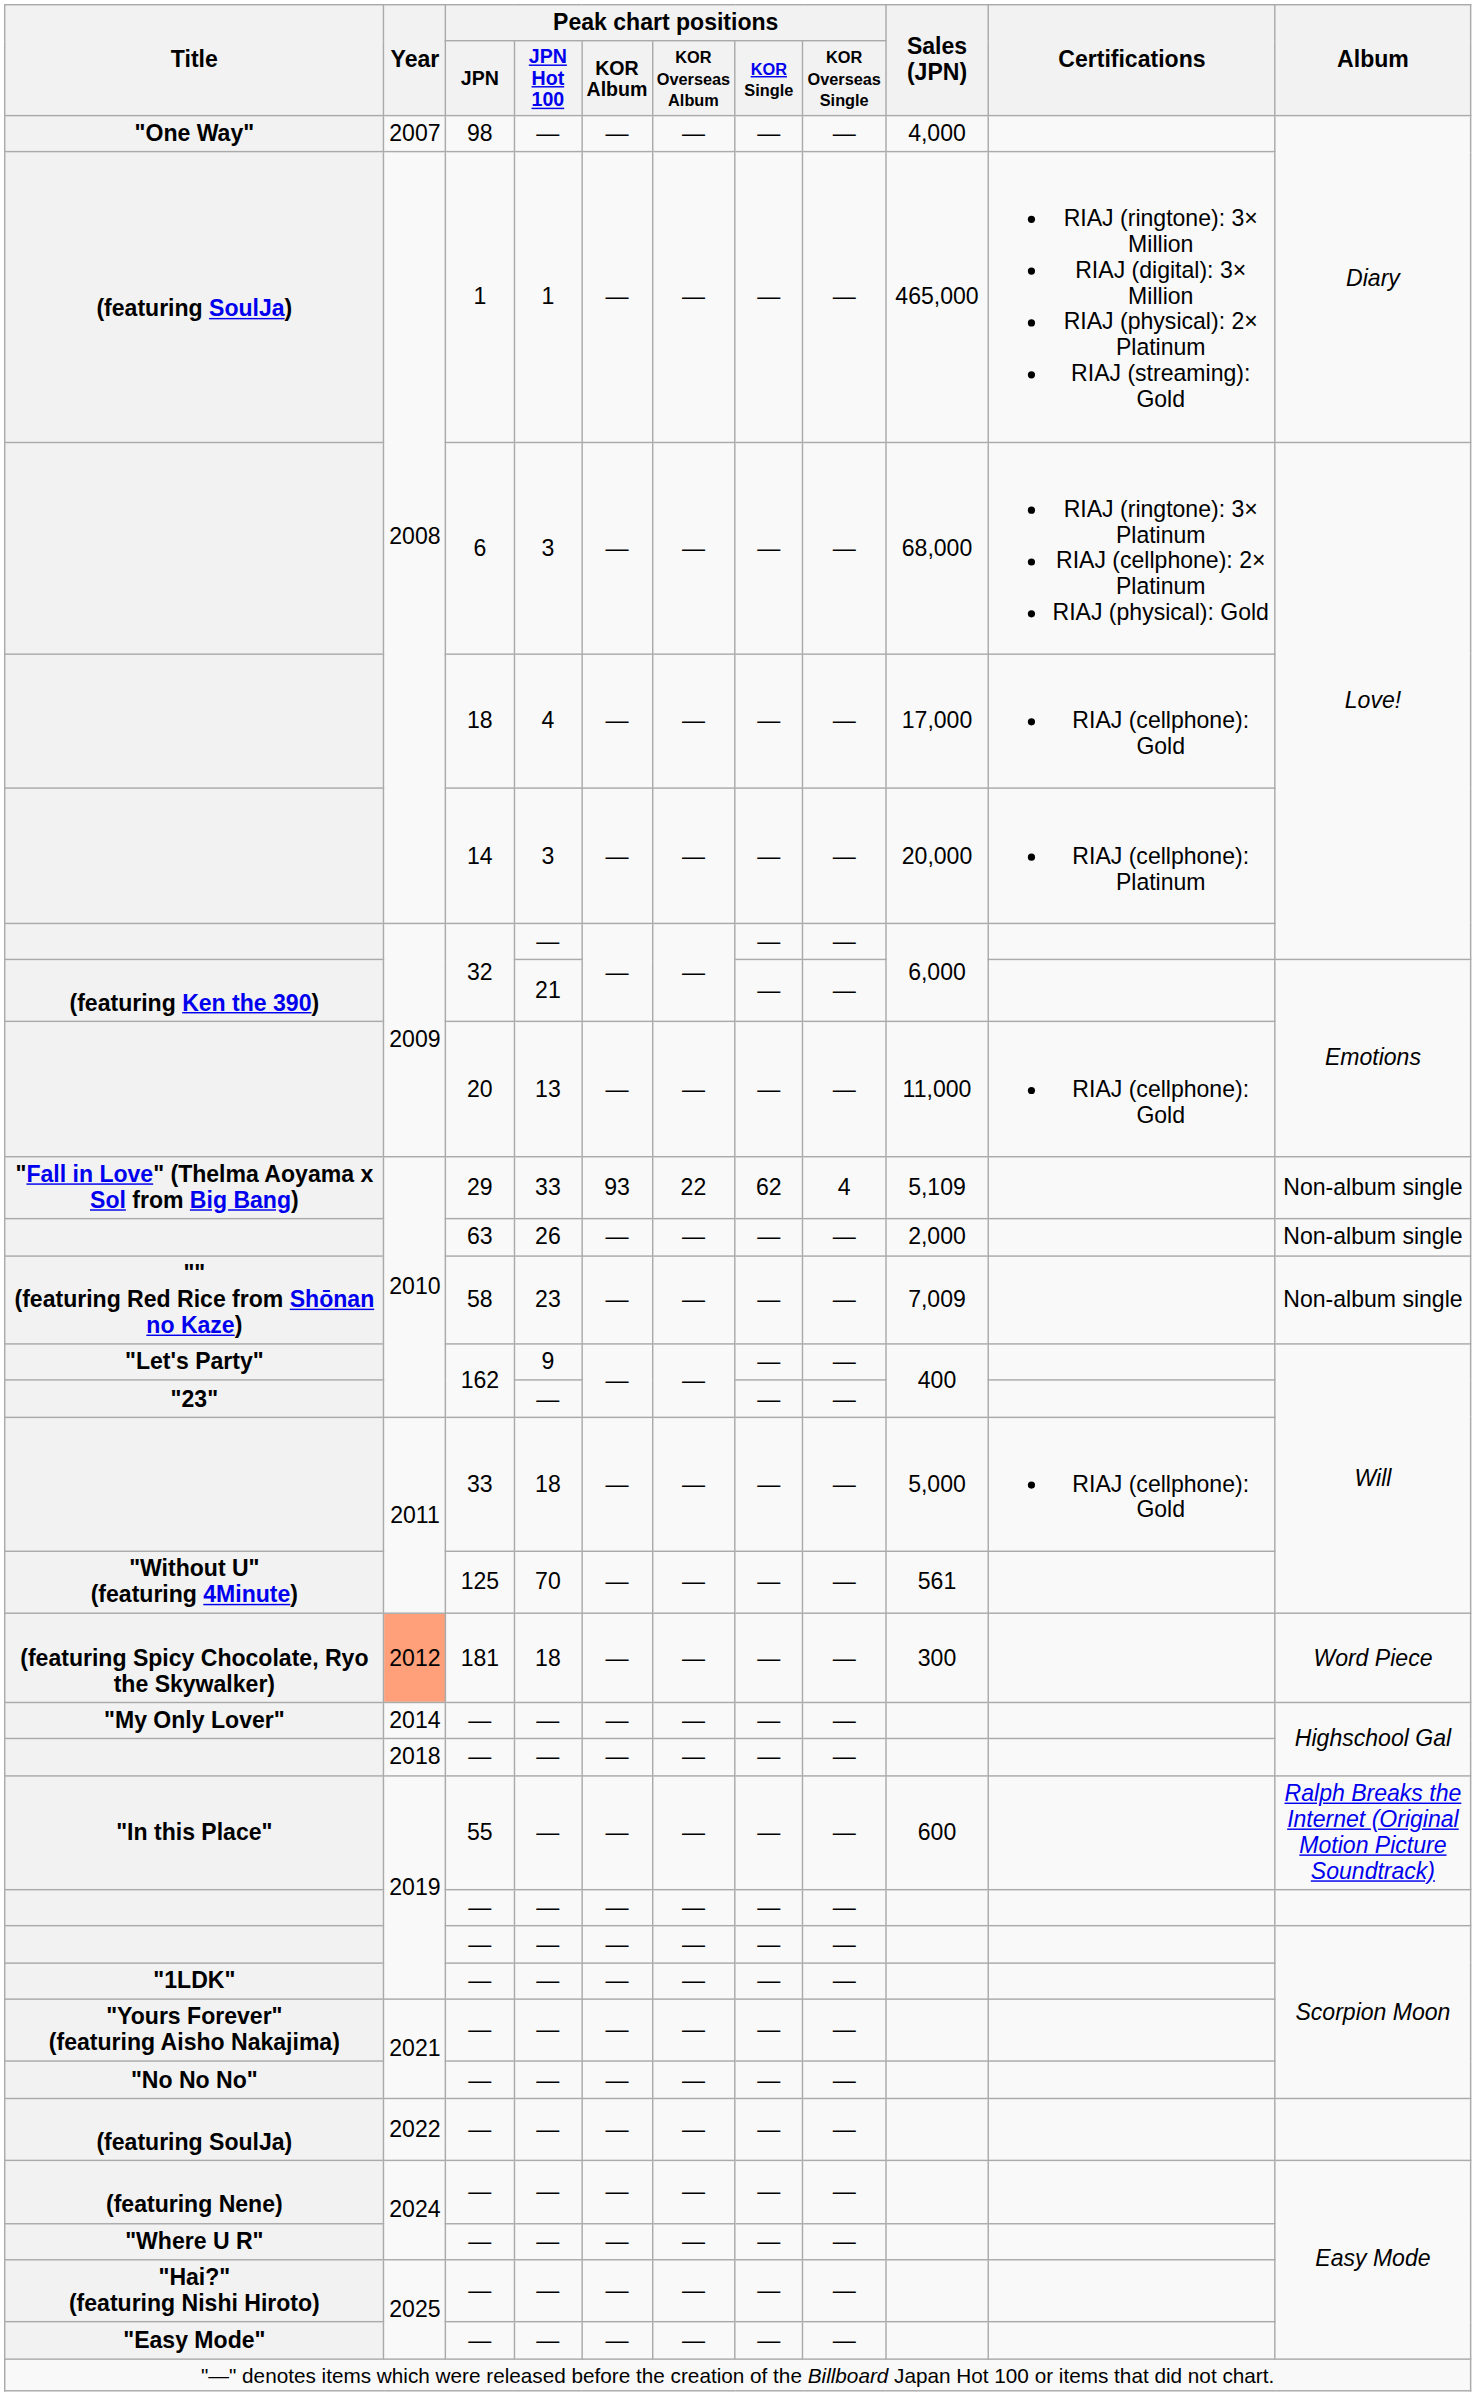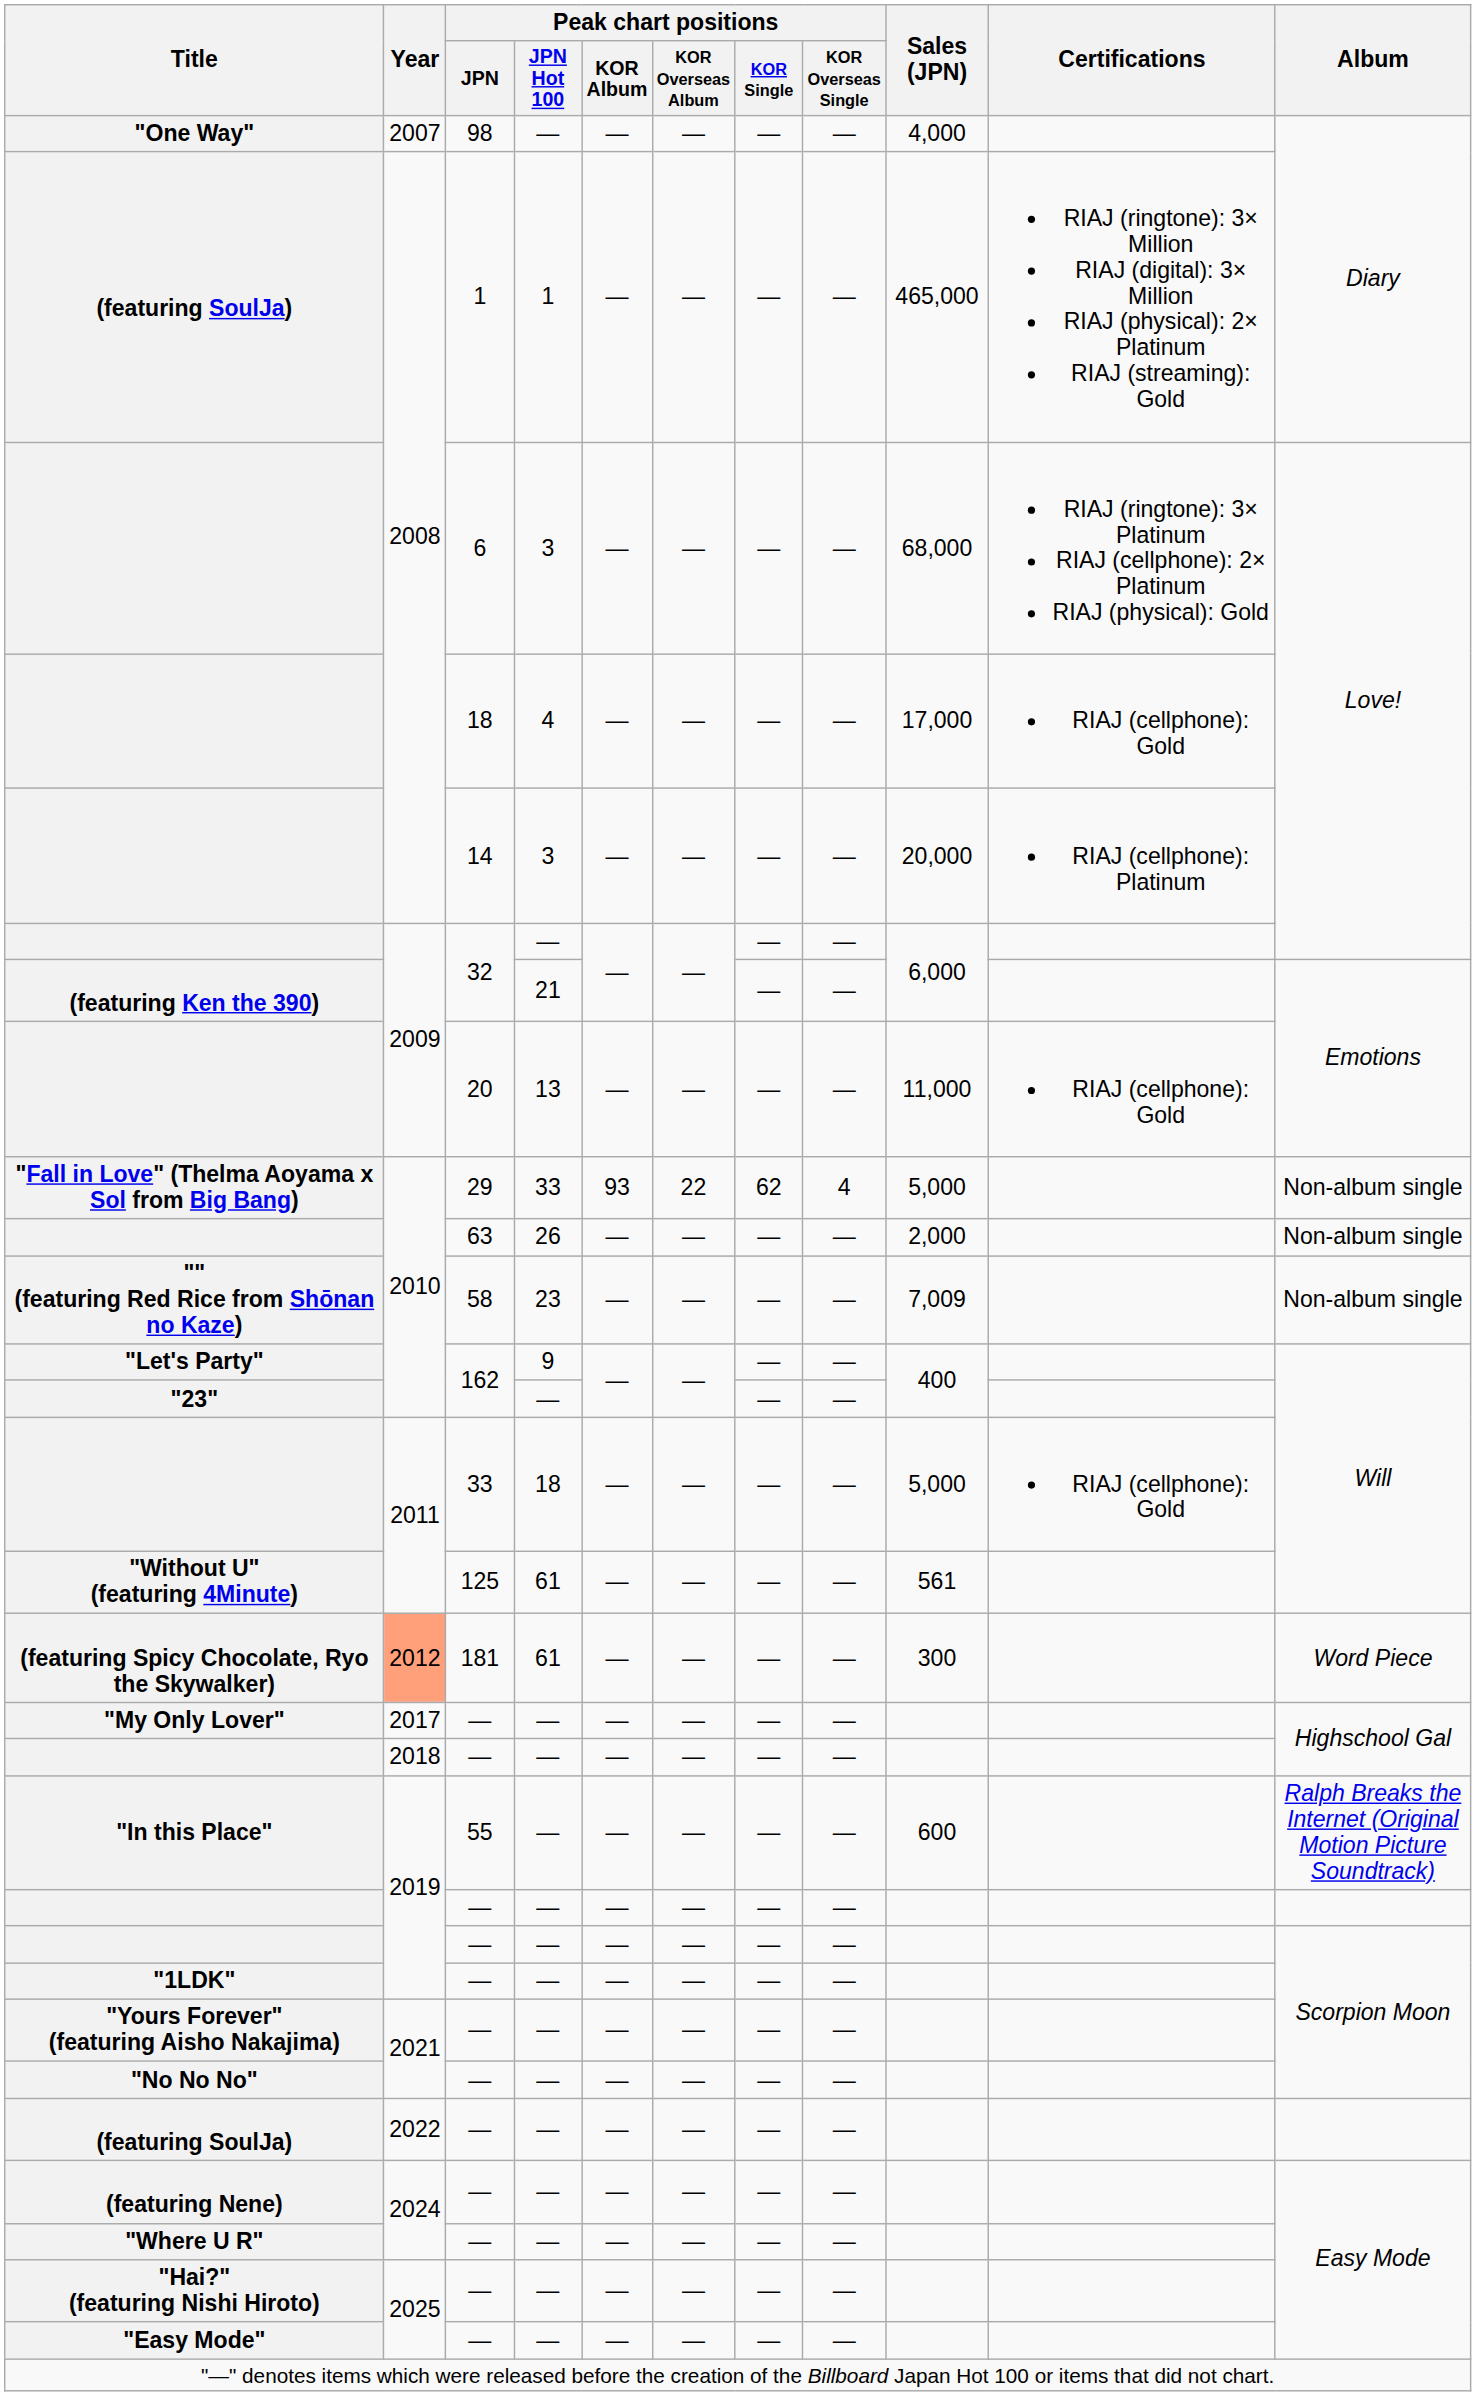(937, 1187) 5,109 -> (937, 1187) 5,000
(548, 1582) 70 -> (548, 1582) 61
(548, 1657) 18 -> (548, 1657) 61
(415, 1720) 2014 -> (415, 1720) 2017
